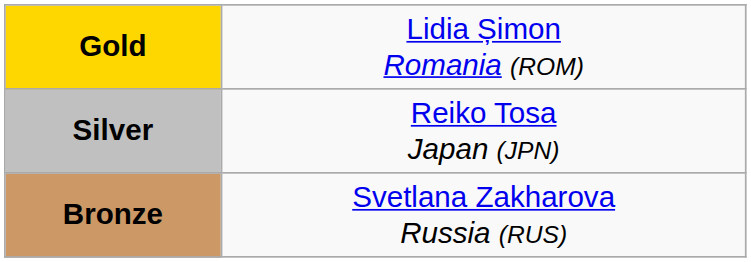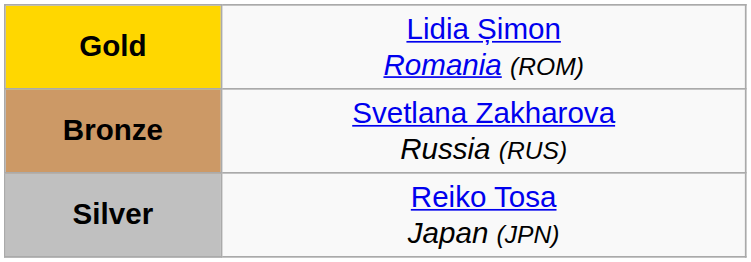rows swapped: (113, 130) <-> (113, 214)
